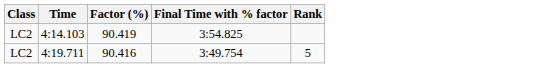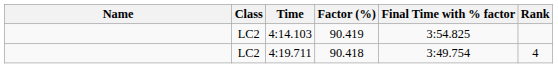+ column: (118, 14)
(119, 53) 90.416 -> (347, 53) 90.418
(308, 53) 5 -> (535, 53) 4
